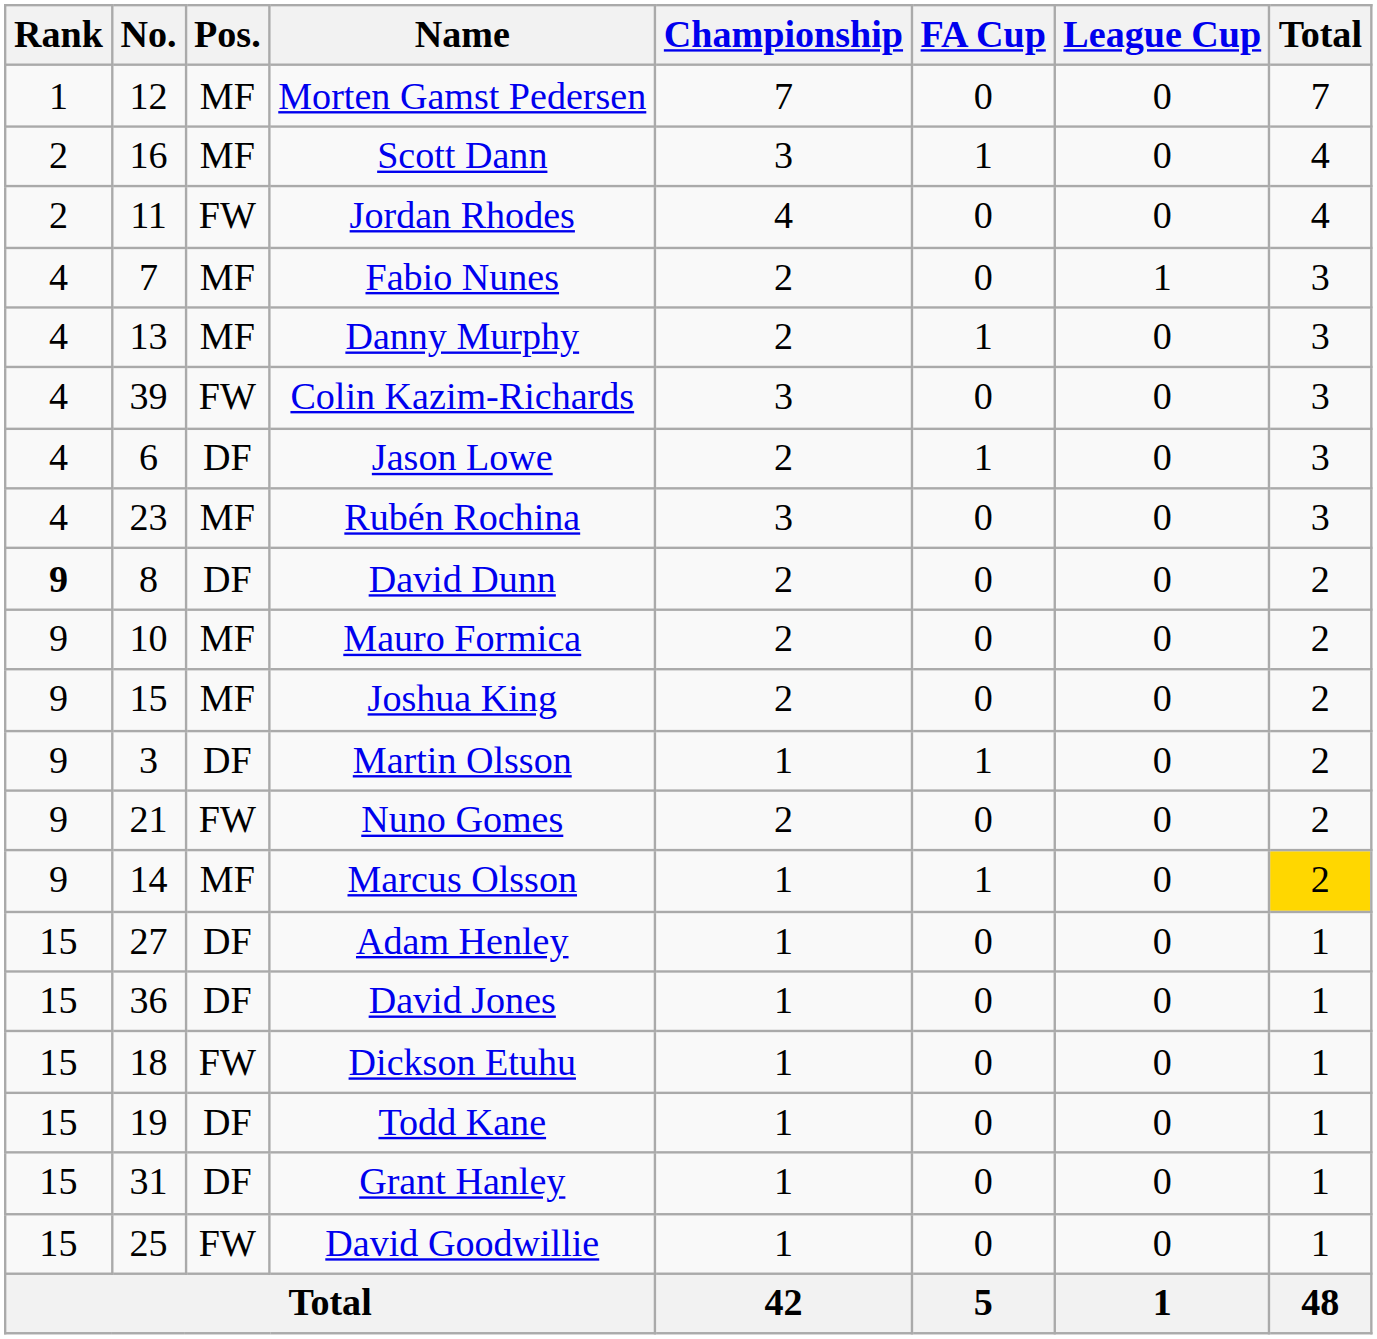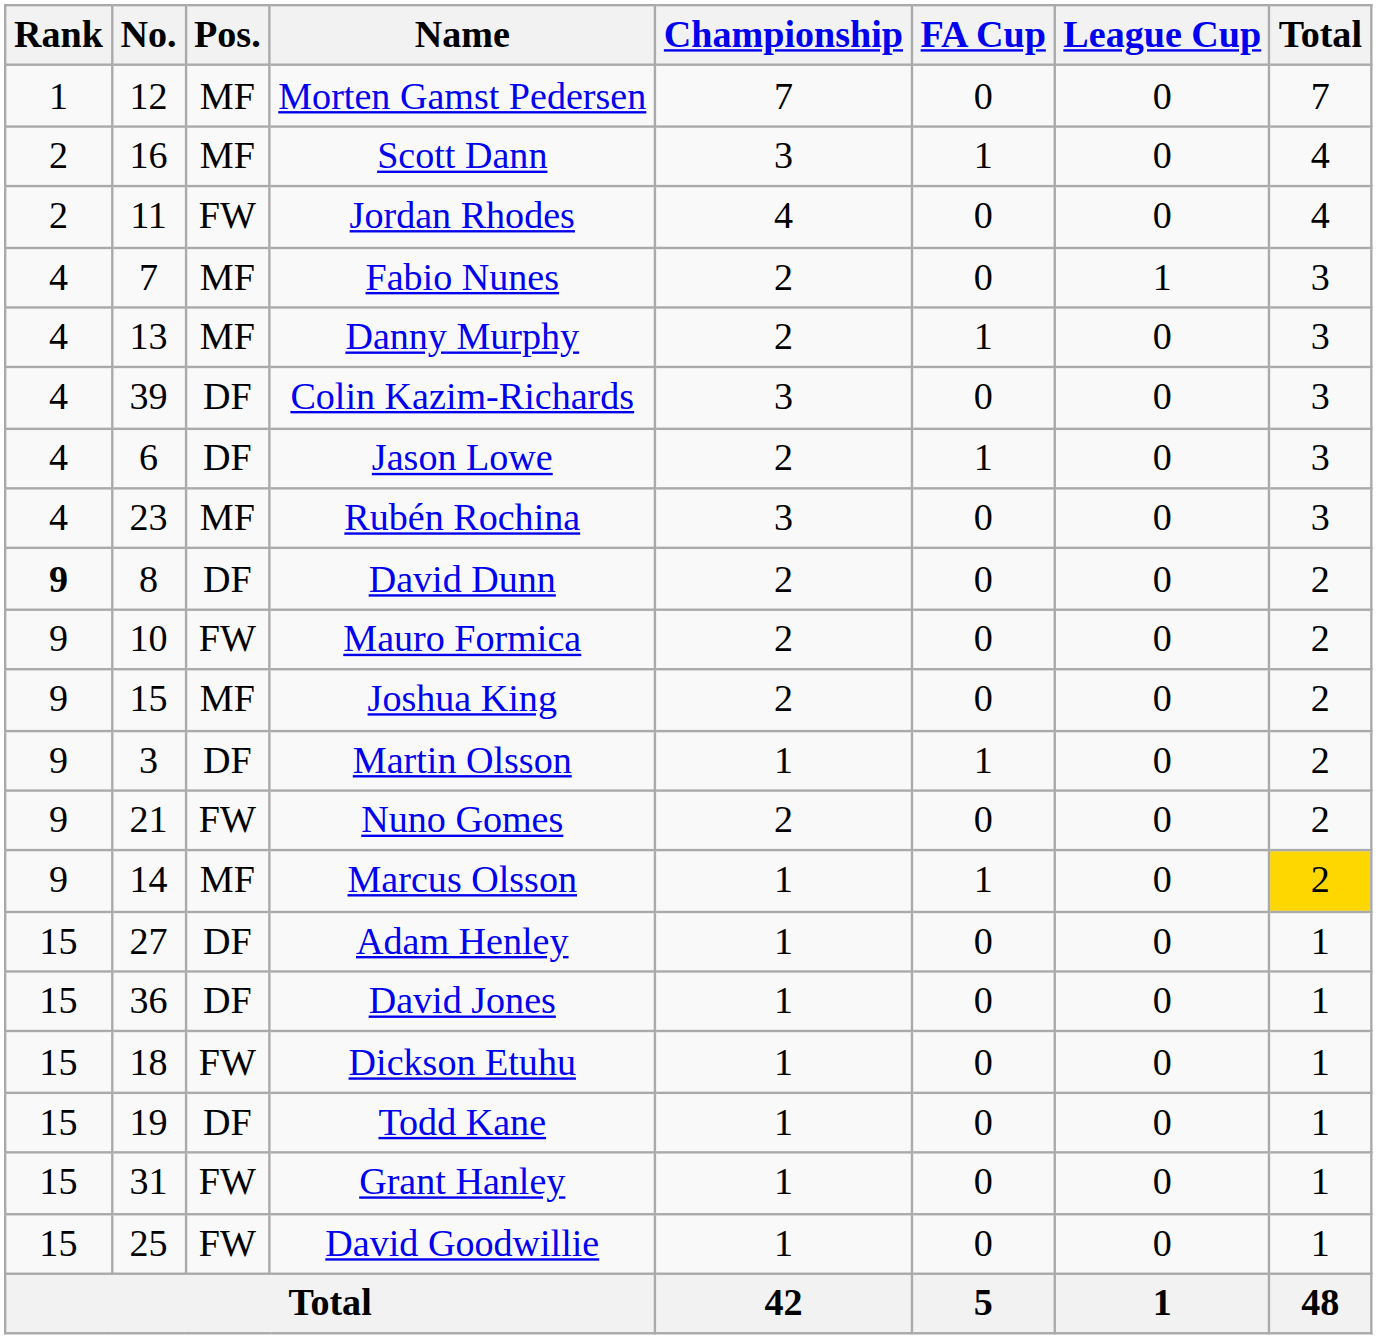(227, 397) FW -> (227, 397) DF
(227, 638) MF -> (227, 638) FW
(227, 1182) DF -> (227, 1182) FW
